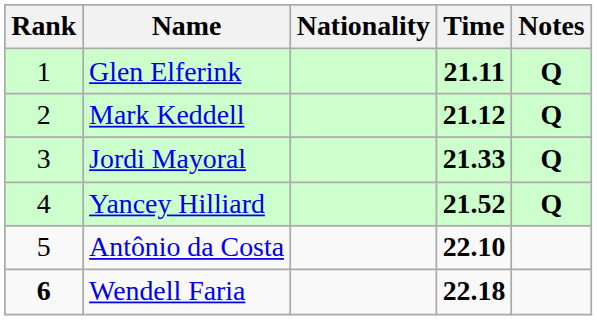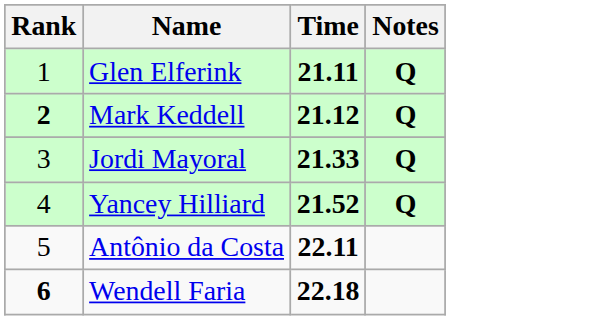- column: (363, 26)
(44, 114) normal -> (44, 114) bold
(474, 247) 22.10 -> (328, 247) 22.11
